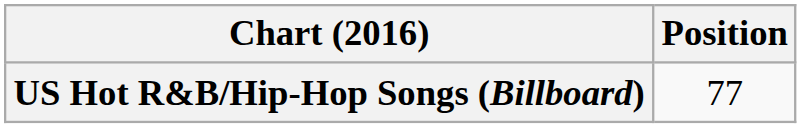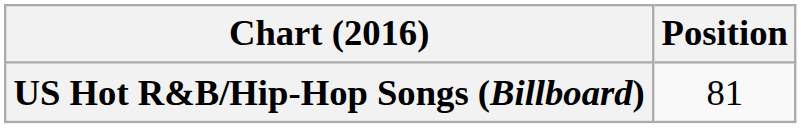(725, 91) 77 -> (725, 91) 81
